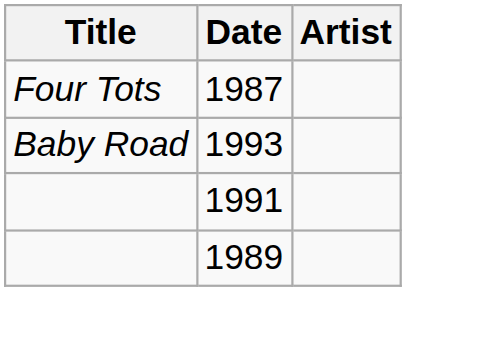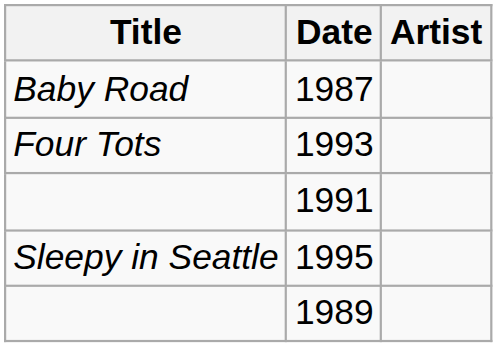(87, 88) Four Tots -> (101, 88) Baby Road
(101, 144) Baby Road -> (87, 144) Four Tots
+ row: (334, 256)
